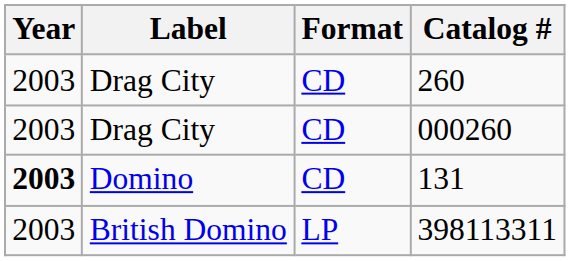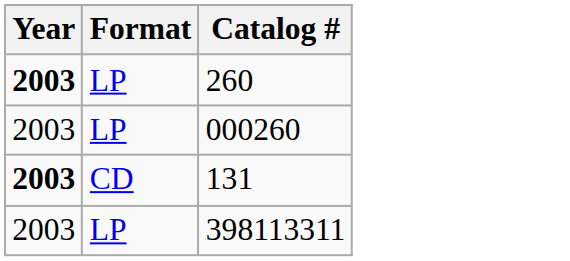- column: (188, 29)
(44, 79) normal -> (44, 79) bold
(323, 79) CD -> (108, 79) LP
(323, 129) CD -> (108, 129) LP
